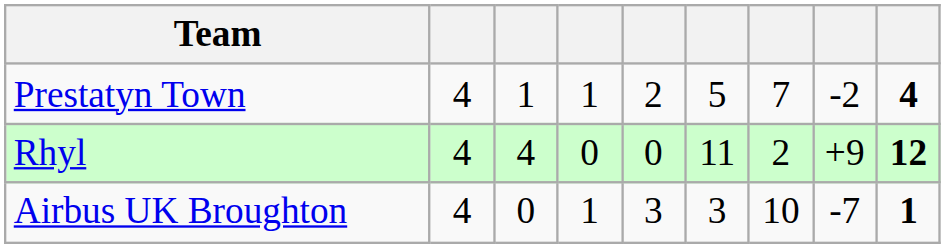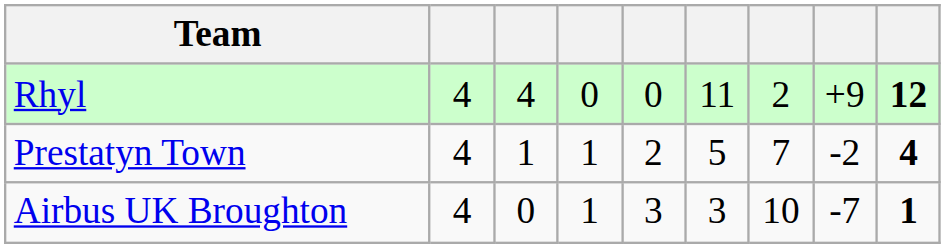rows swapped: (50, 152) <-> (130, 93)
